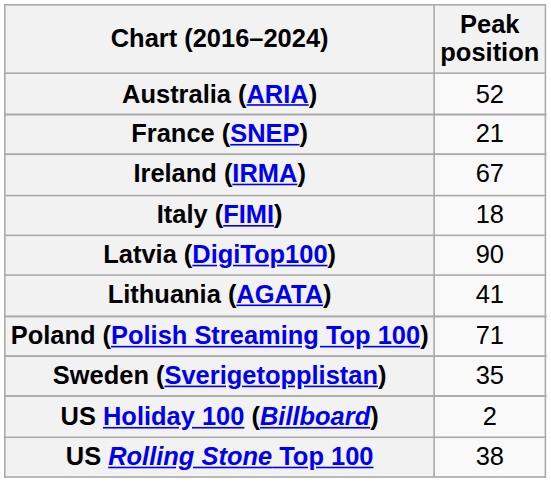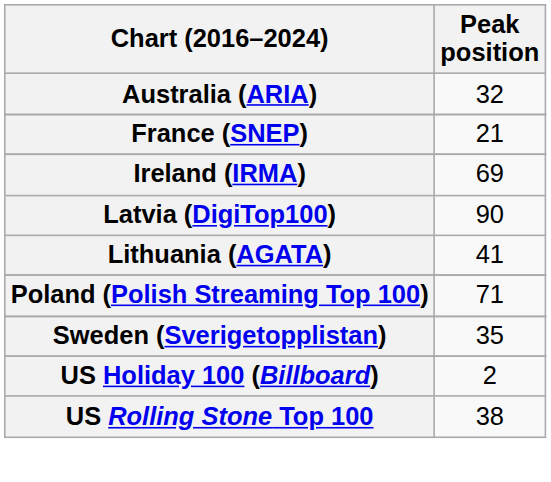(490, 93) 52 -> (490, 93) 32
(490, 174) 67 -> (490, 174) 69
- row: (220, 214)
